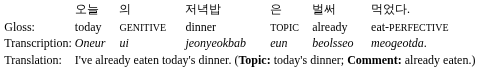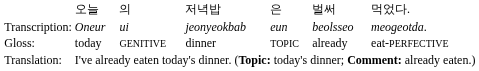rows swapped: (38, 43) <-> (20, 26)
